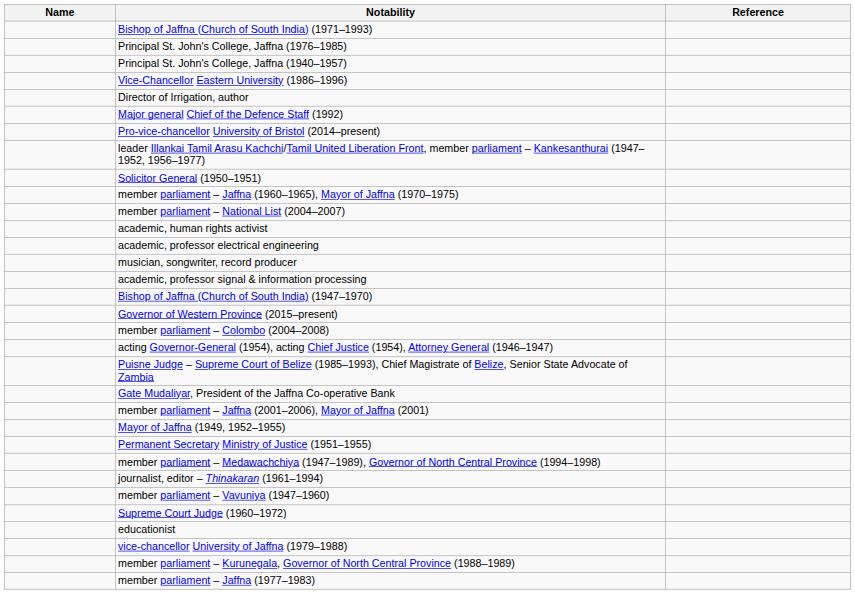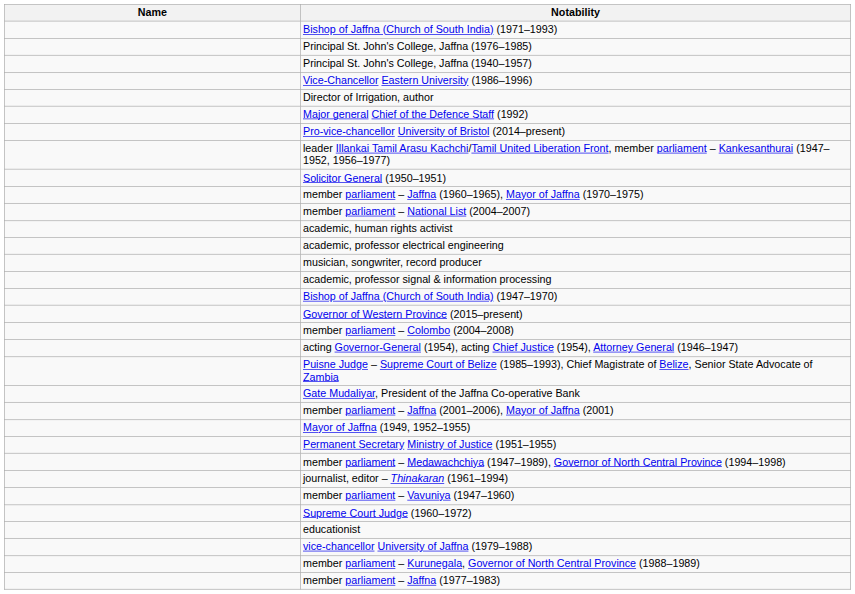- column: (758, 13)
